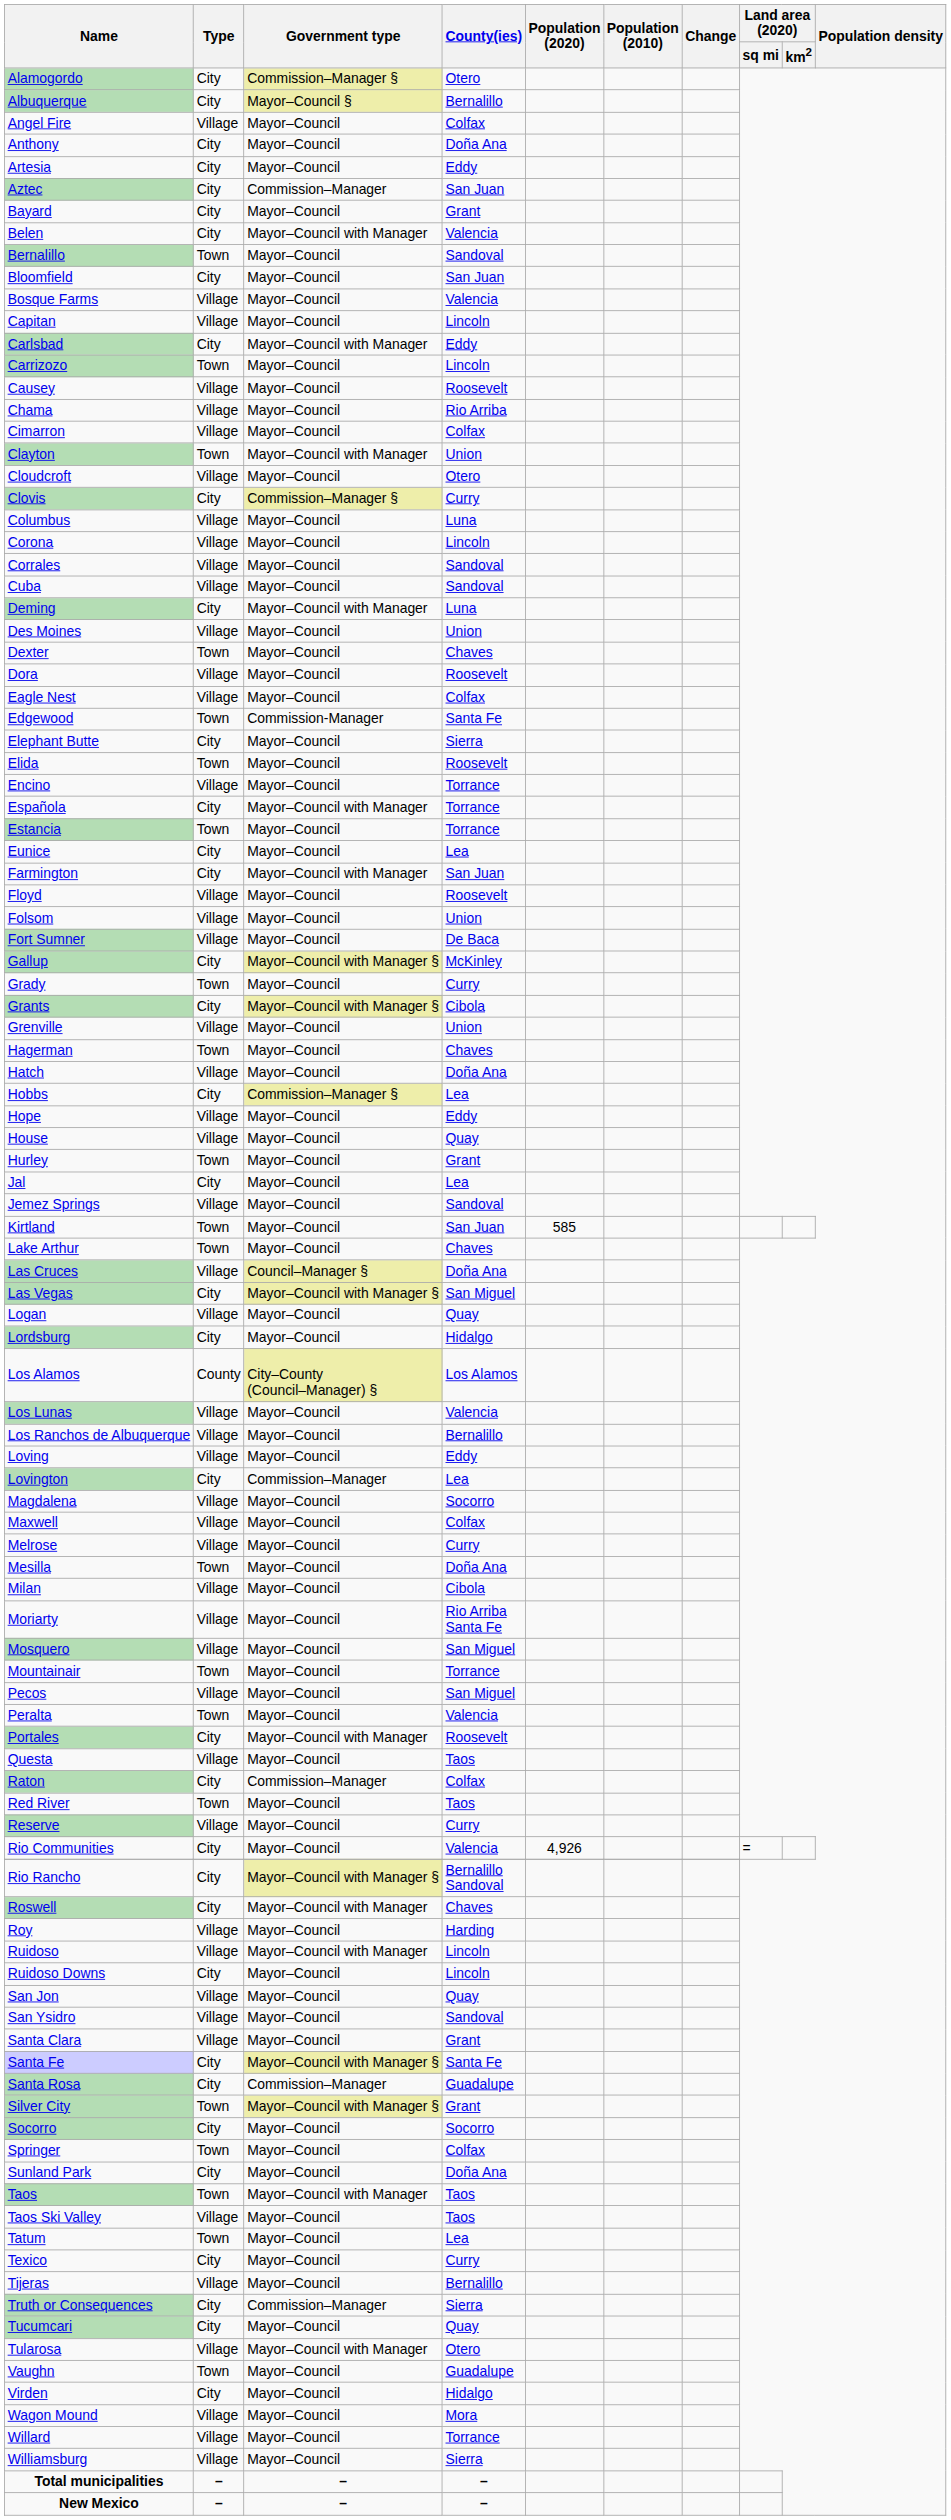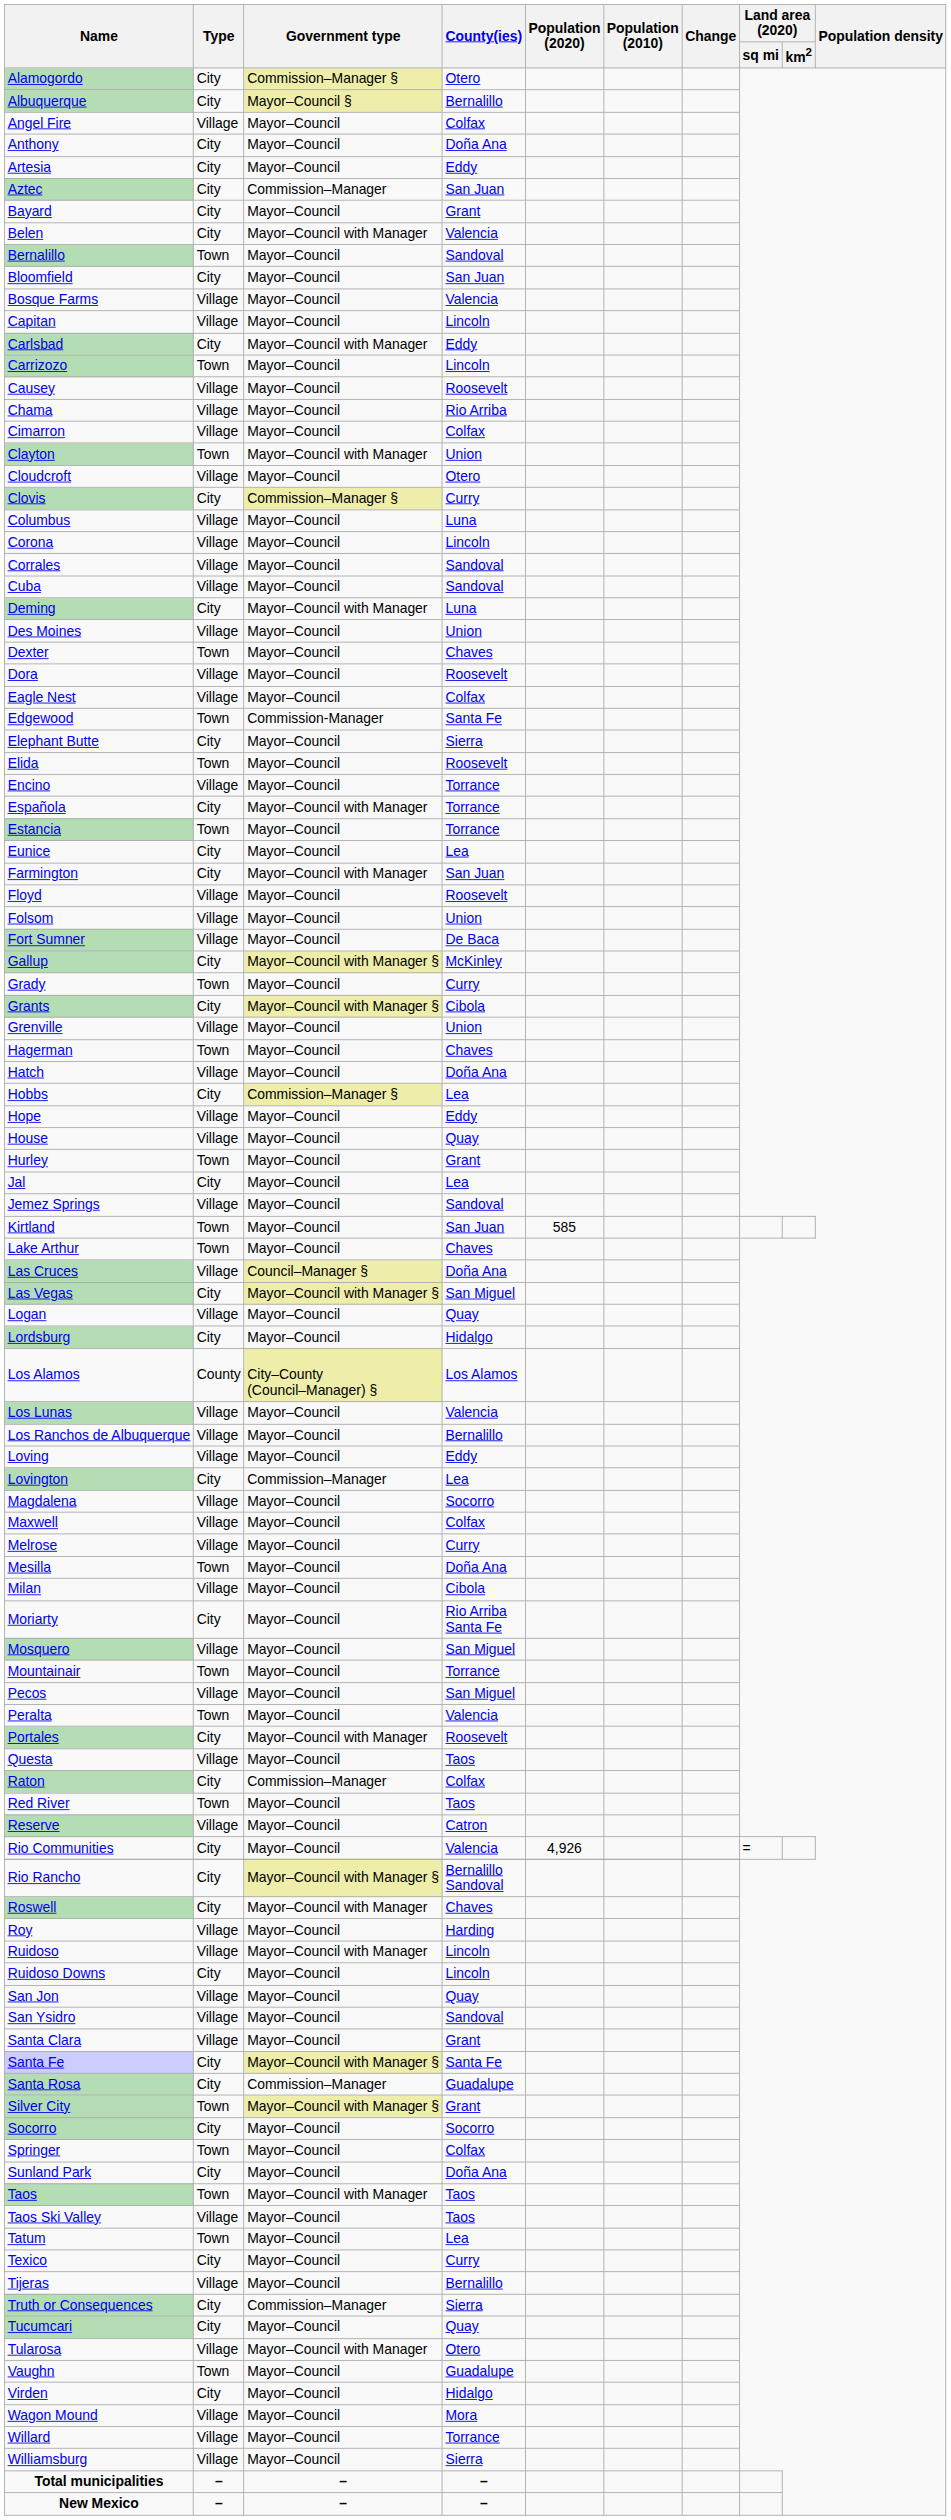(217, 1619) Village -> (209, 1619) City
(463, 1825) Curry -> (466, 1825) Catron
